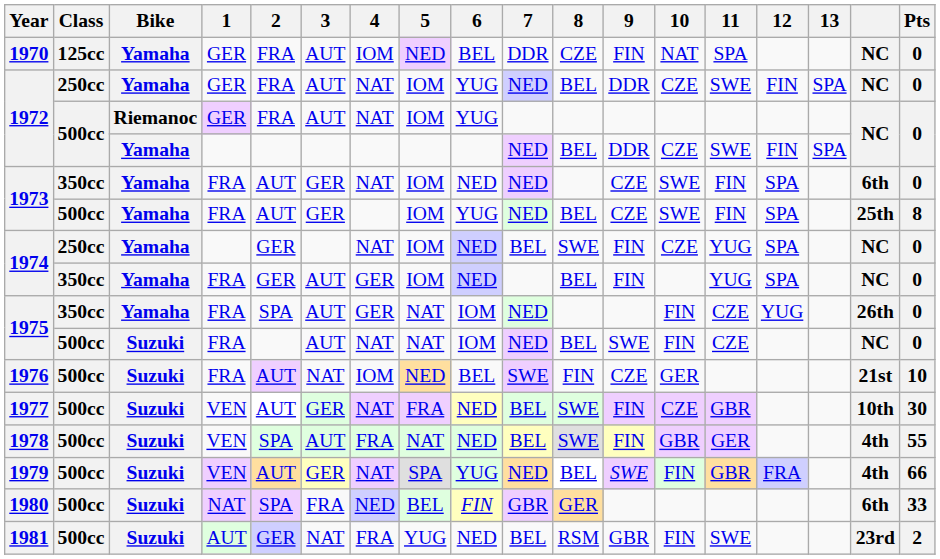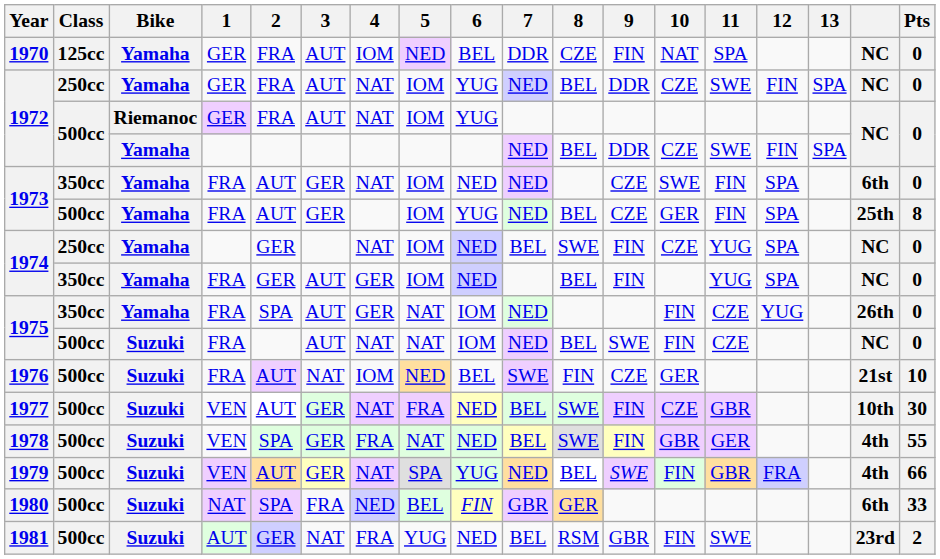(679, 214) SWE -> (679, 214) GER
(325, 440) AUT -> (325, 440) GER
